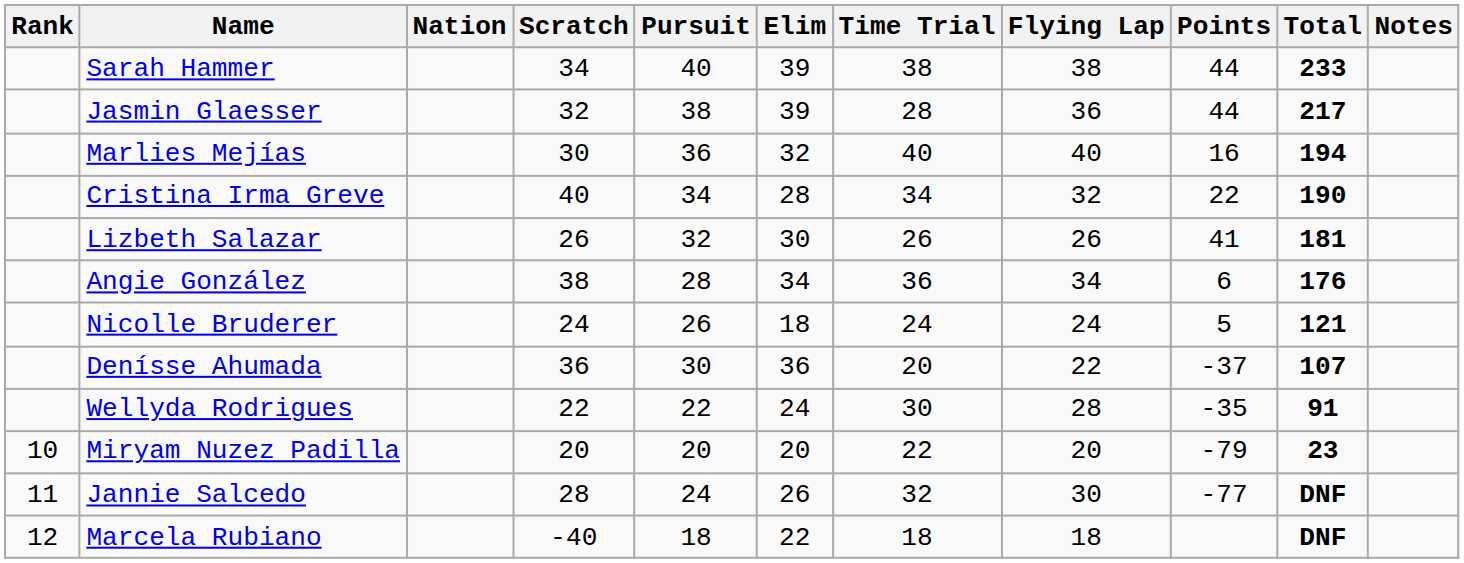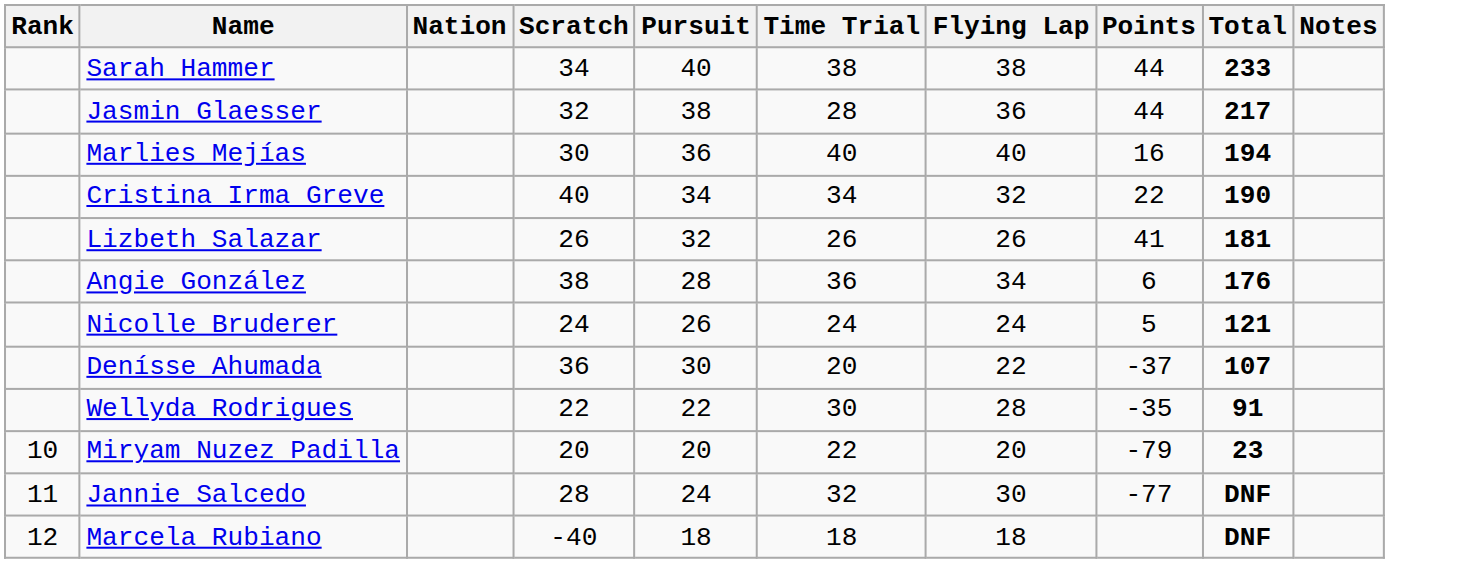- column: (795, 26)
